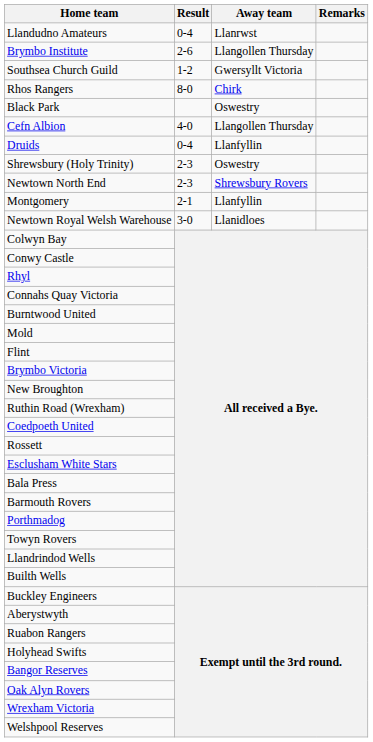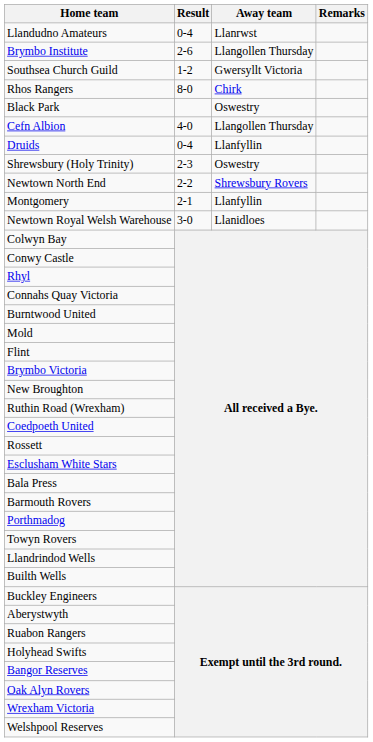(185, 182) 2-3 -> (185, 182) 2-2
